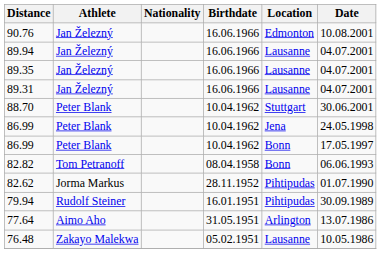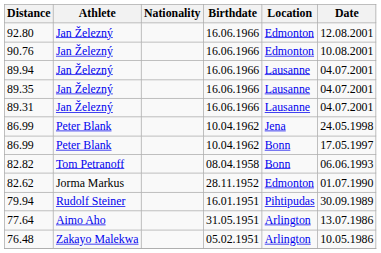+ row: (20, 32)
- row: (20, 107)
(290, 182) Pihtipudas -> (289, 182) Edmonton
(287, 239) Lausanne -> (288, 239) Arlington
